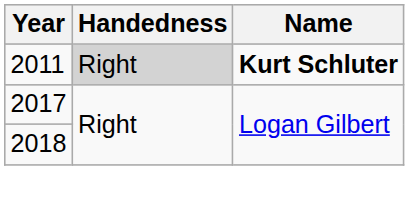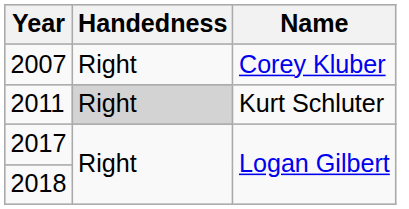+ row: (39, 64)
(319, 64) bold -> (312, 104) normal
